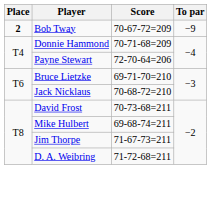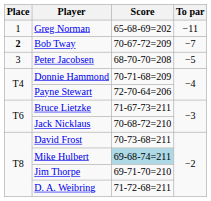+ row: (62, 28)
(190, 28) −9 -> (190, 44) −7
+ row: (64, 60)
(143, 76) 69-71-70=210 -> (142, 108) 71-67-73=211
(142, 124) no background -> (142, 156) lightblue background
(142, 140) 71-67-73=211 -> (143, 172) 69-71-70=210
